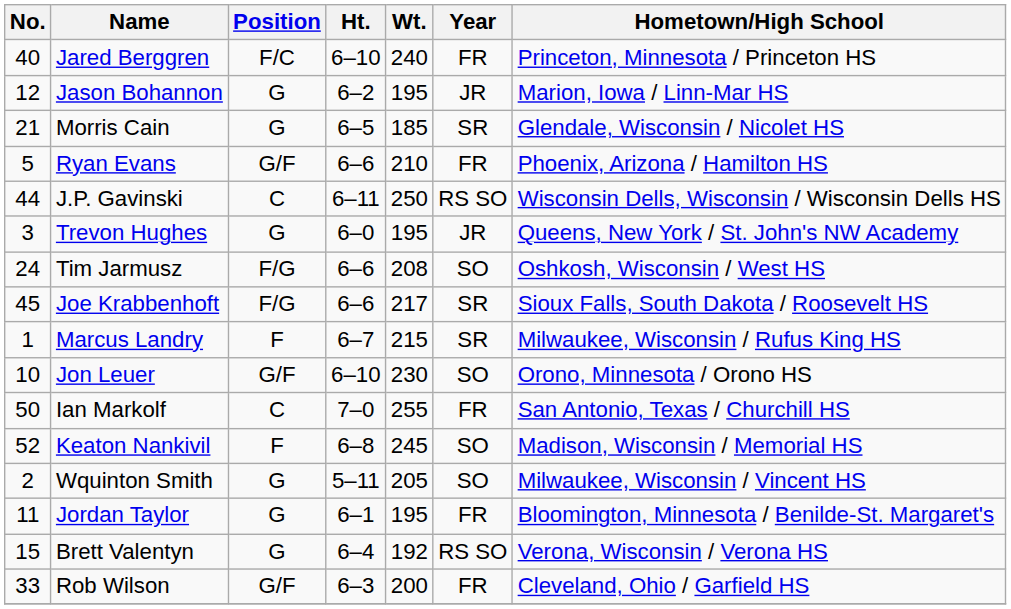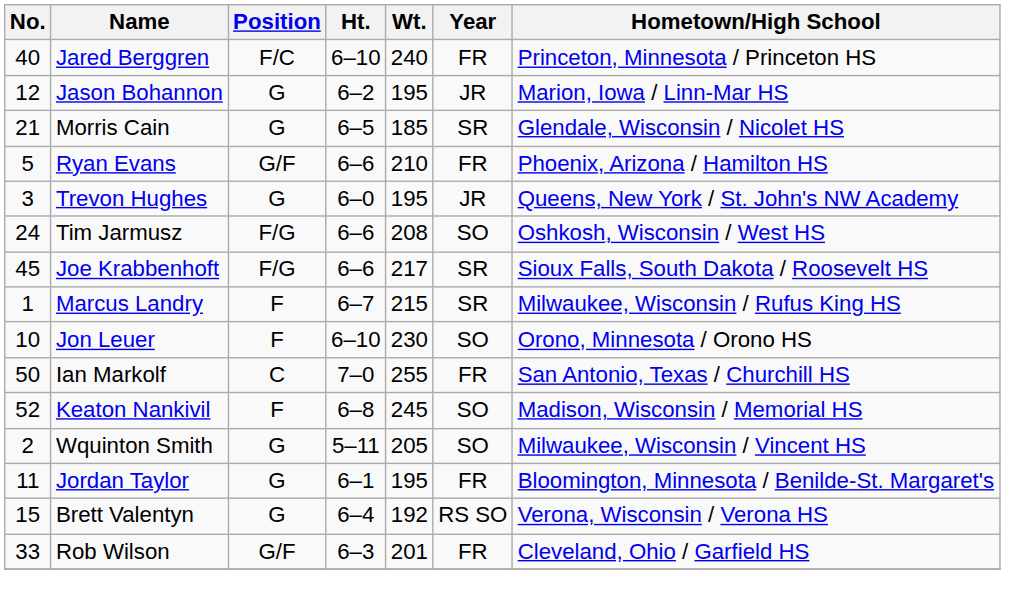- row: (119, 198)
(277, 374) G/F -> (277, 339) F
(409, 586) 200 -> (409, 551) 201
